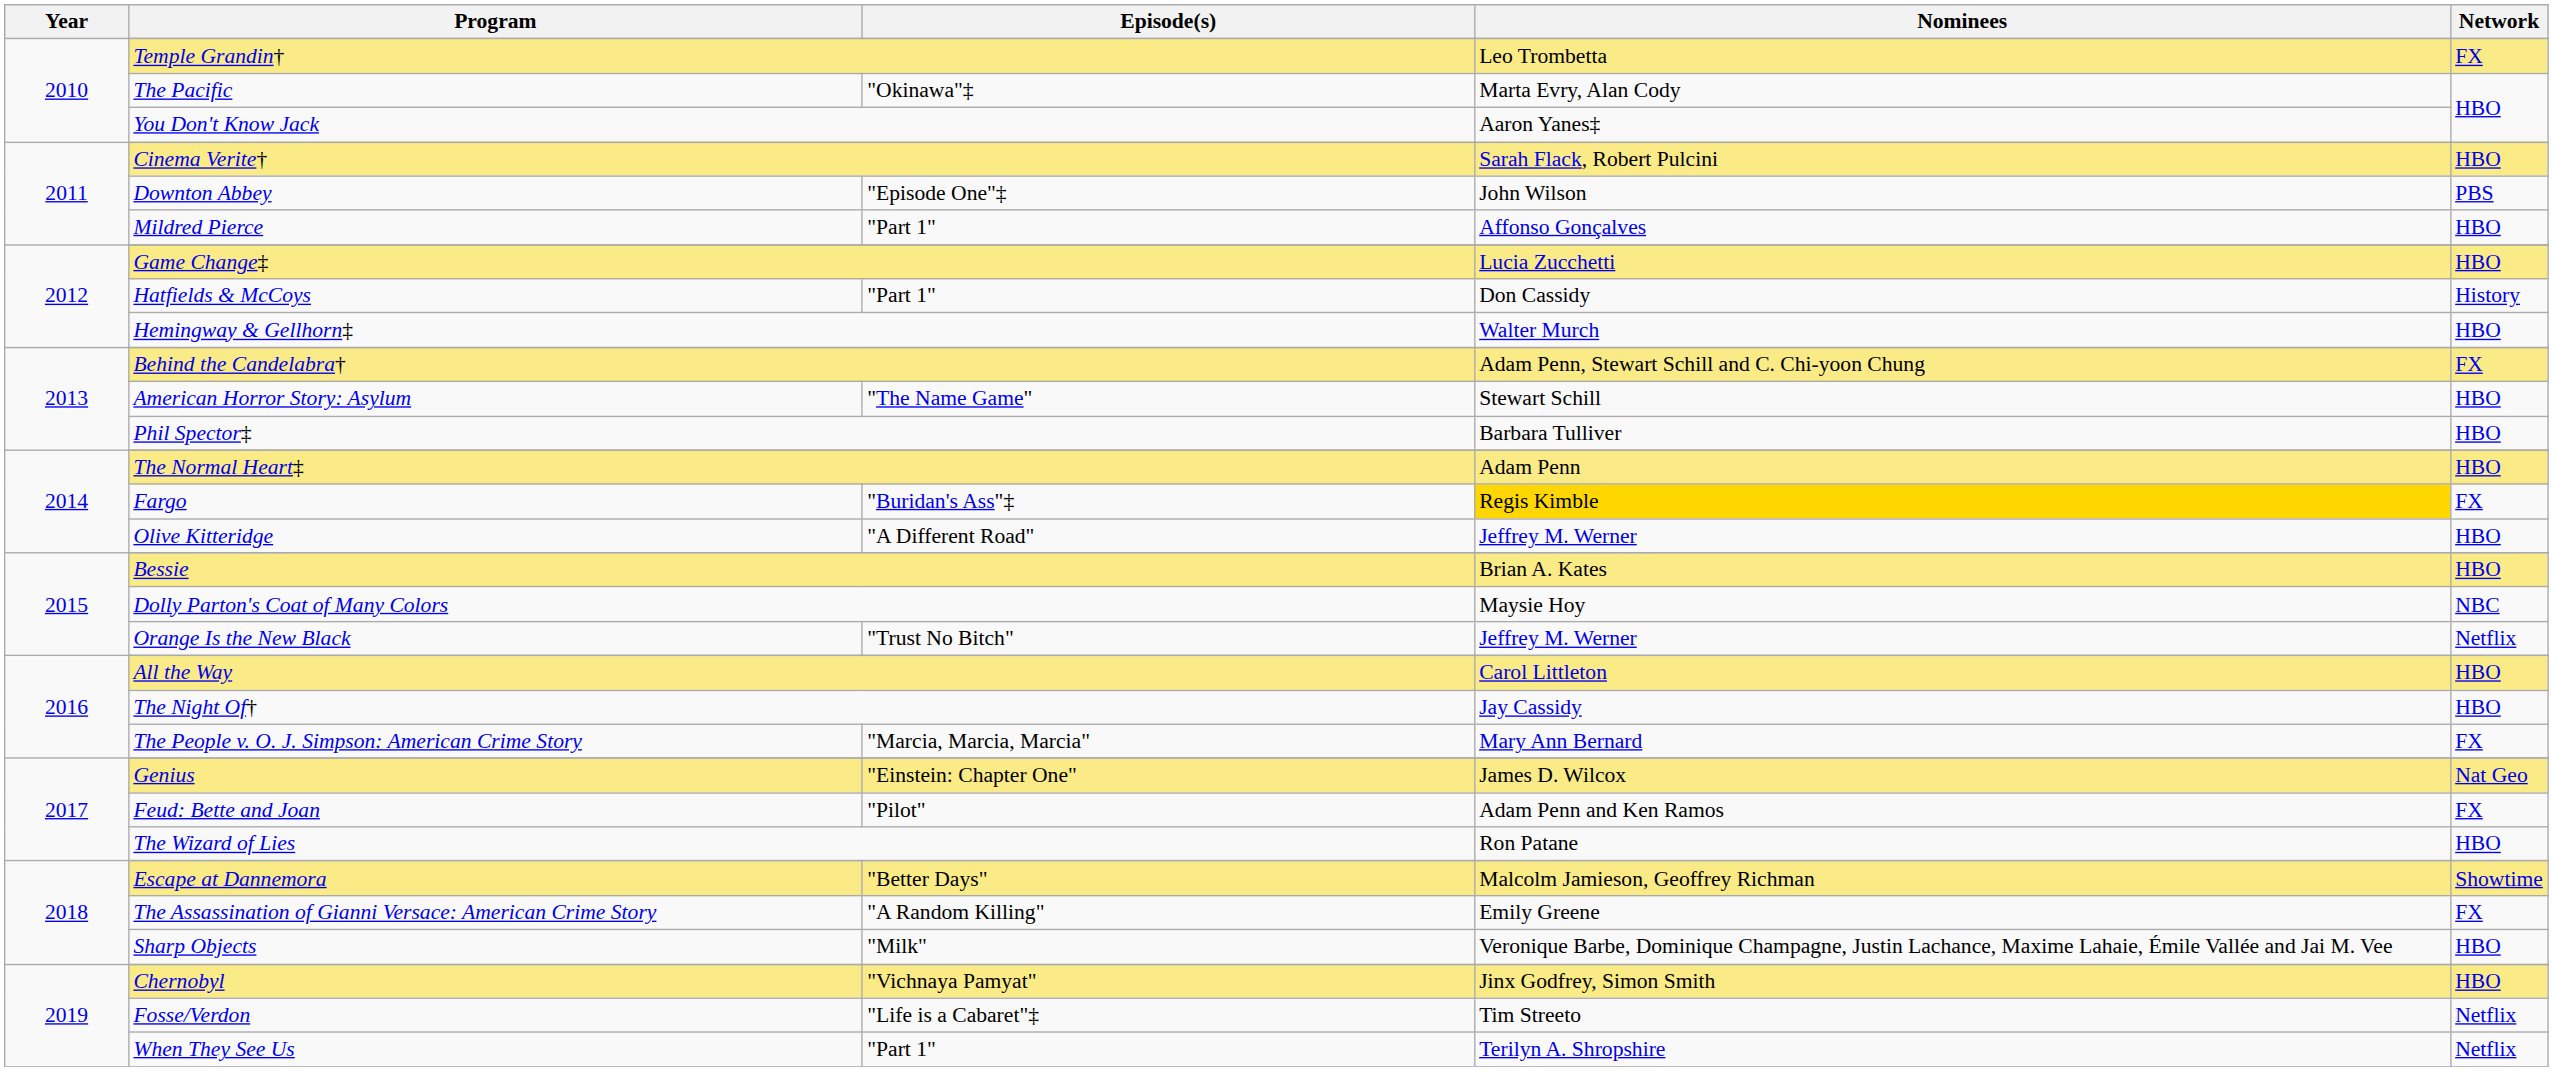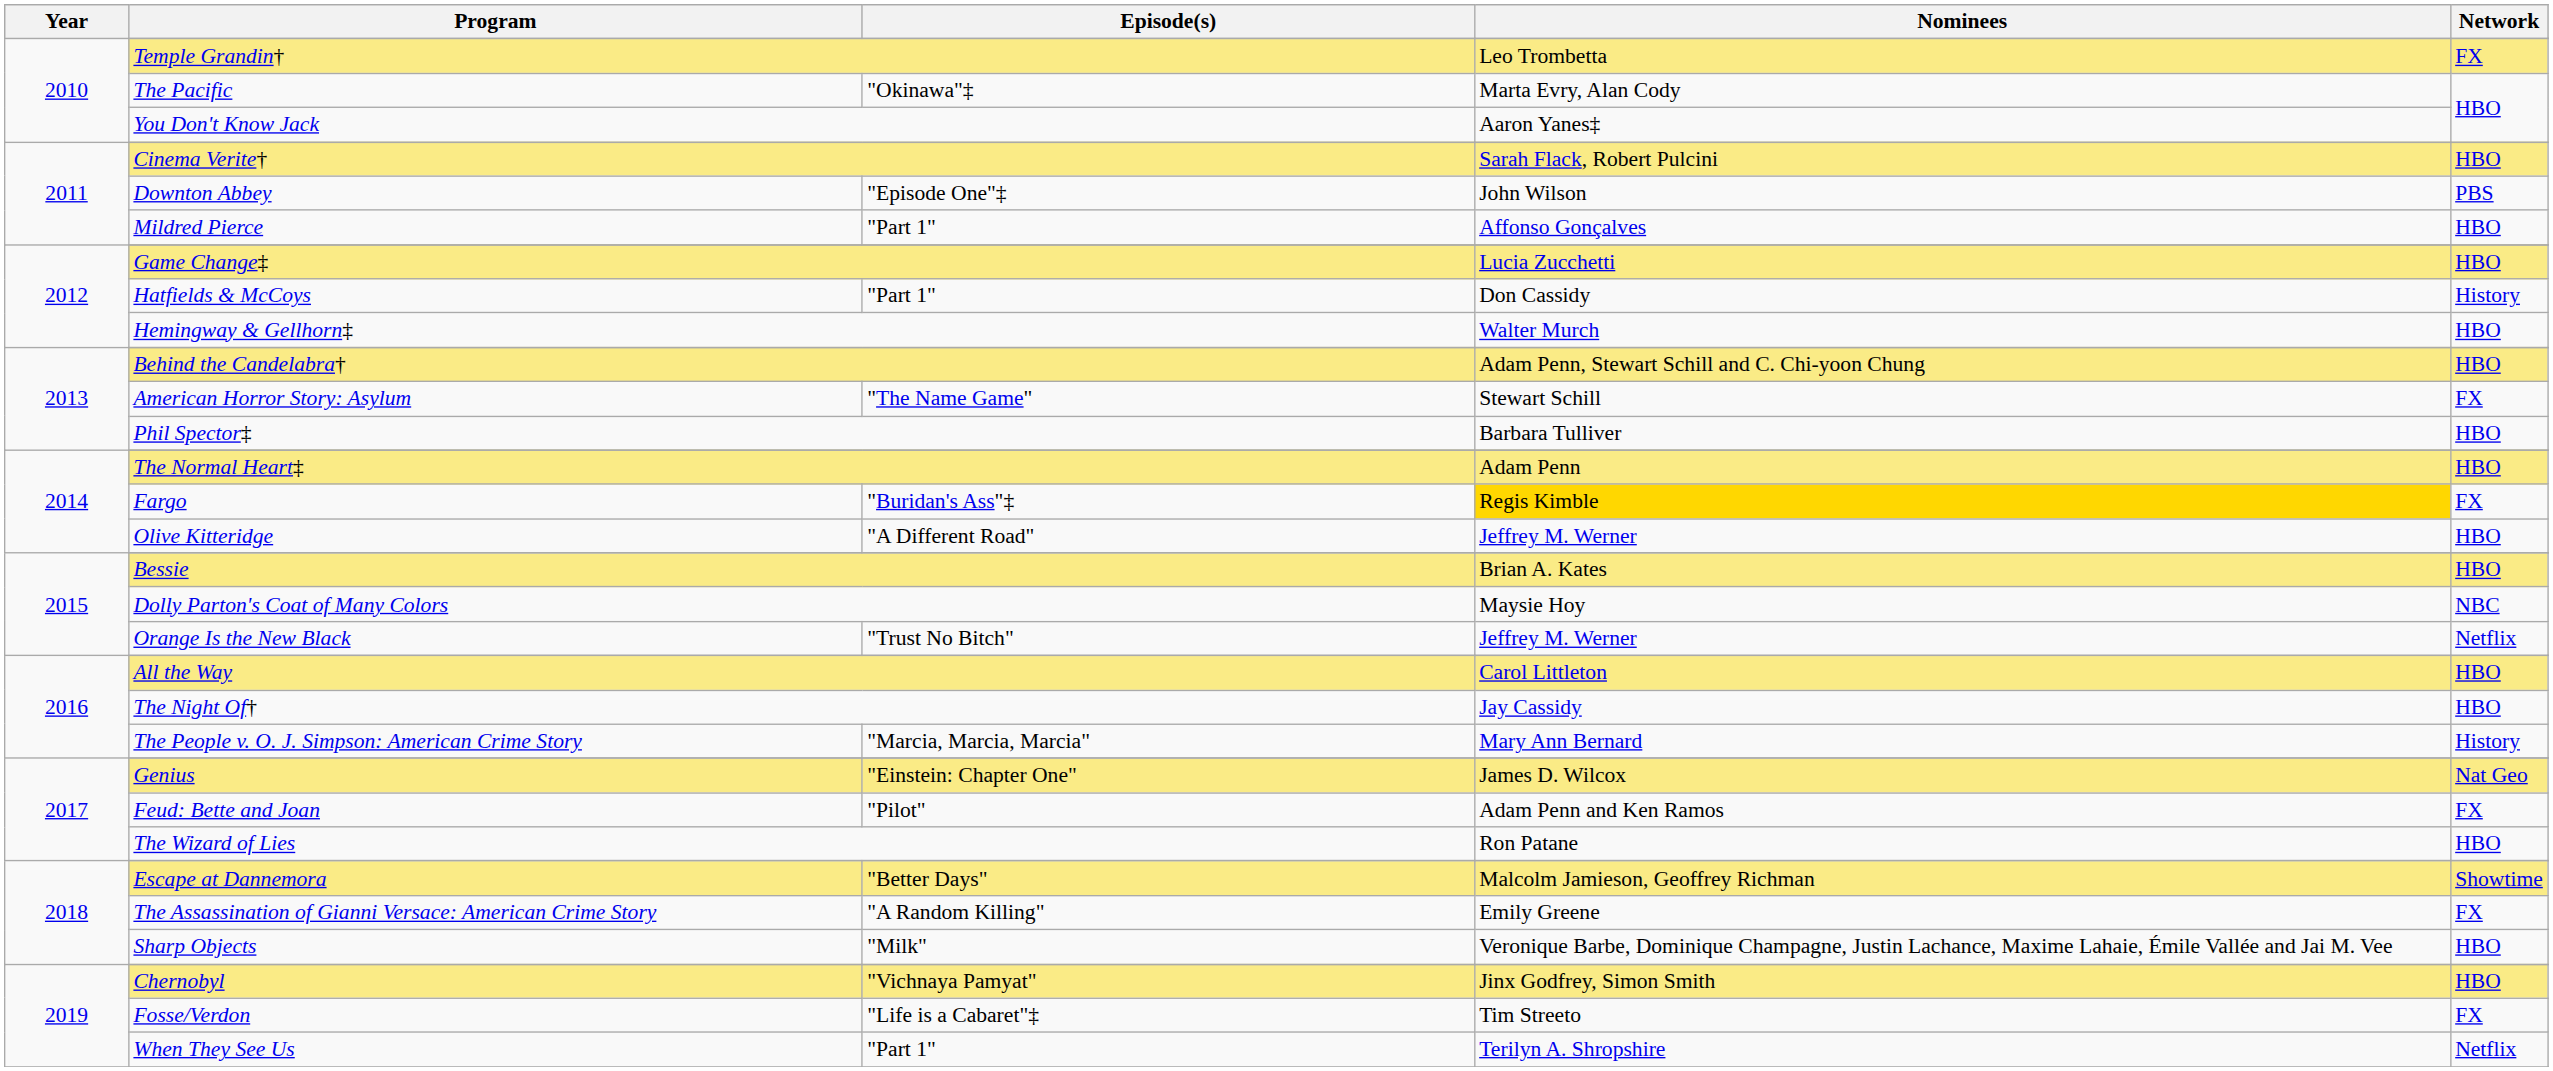(2469, 364) FX -> (2478, 364) HBO
(2478, 398) HBO -> (2469, 398) FX
(2469, 741) FX -> (2488, 741) History
(2486, 1015) Netflix -> (2469, 1015) FX
